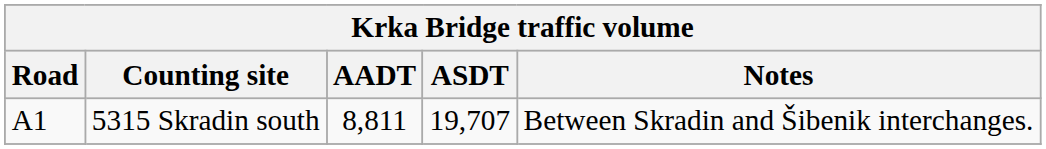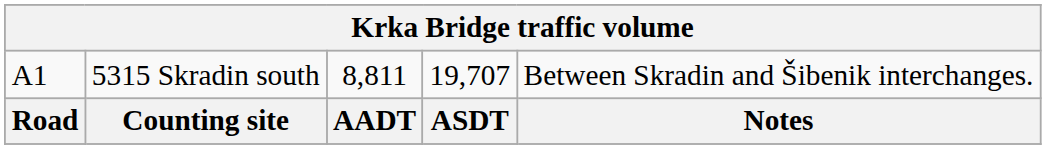rows swapped: (45, 74) <-> (30, 120)
